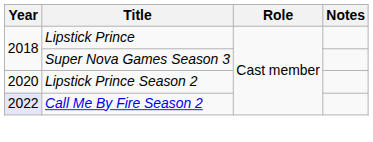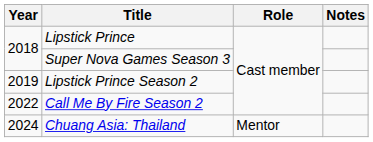(23, 81) 2020 -> (23, 81) 2019
(23, 103) lavender background -> (23, 103) no background
+ row: (115, 125)
